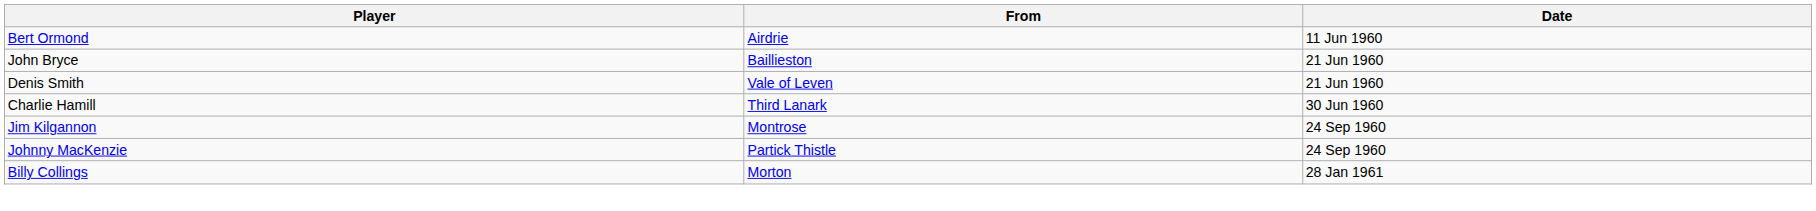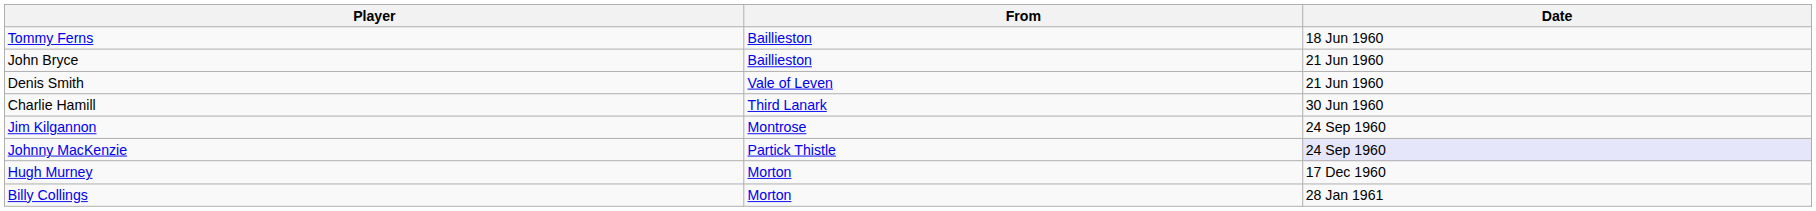- row: (48, 38)
+ row: (51, 38)
(1346, 150) no background -> (1346, 150) lavender background
+ row: (50, 172)
